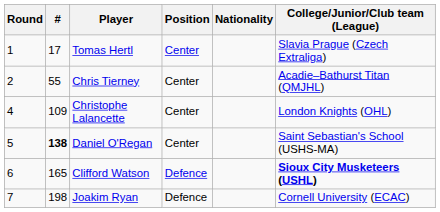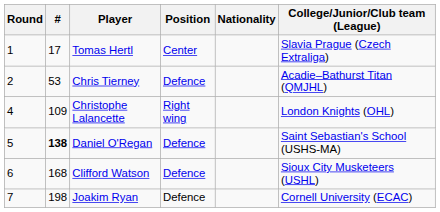(54, 81) 55 -> (54, 81) 53
(182, 81) Center -> (184, 81) Defence
(182, 112) Center -> (176, 112) Right wing
(182, 143) Center -> (184, 143) Defence
(58, 173) 165 -> (58, 173) 168
(339, 173) bold -> (337, 173) normal
